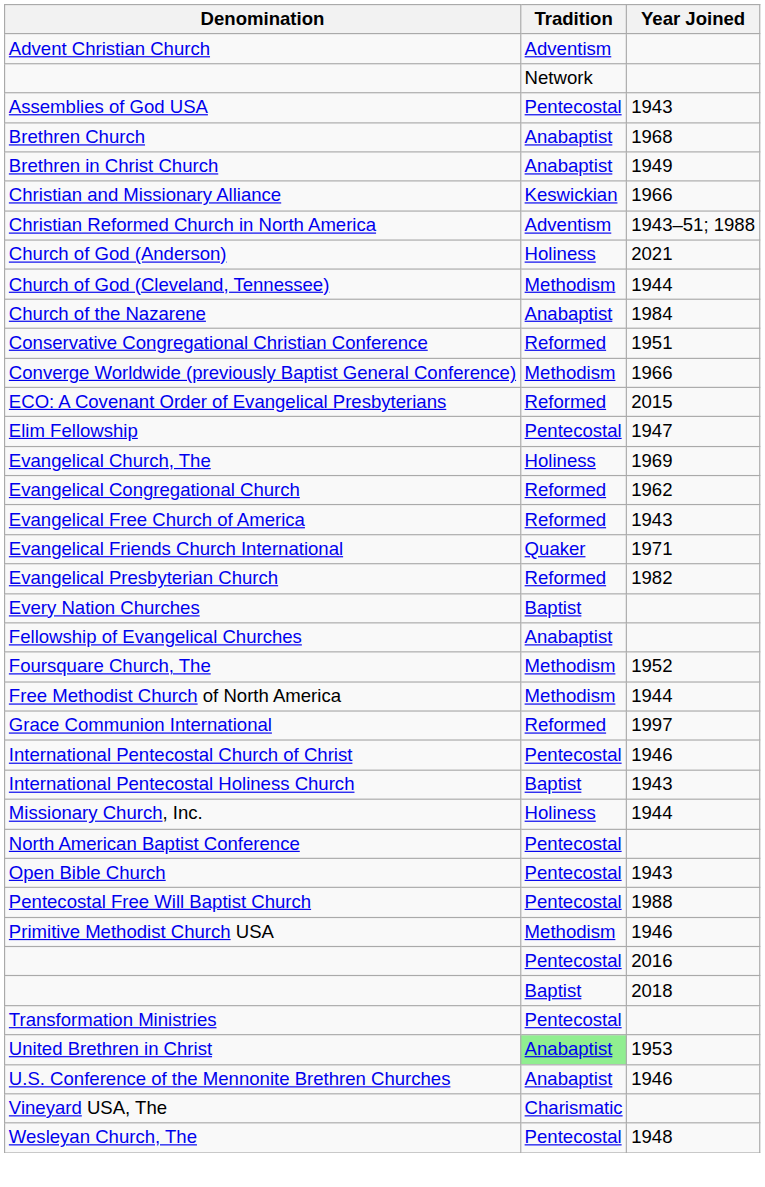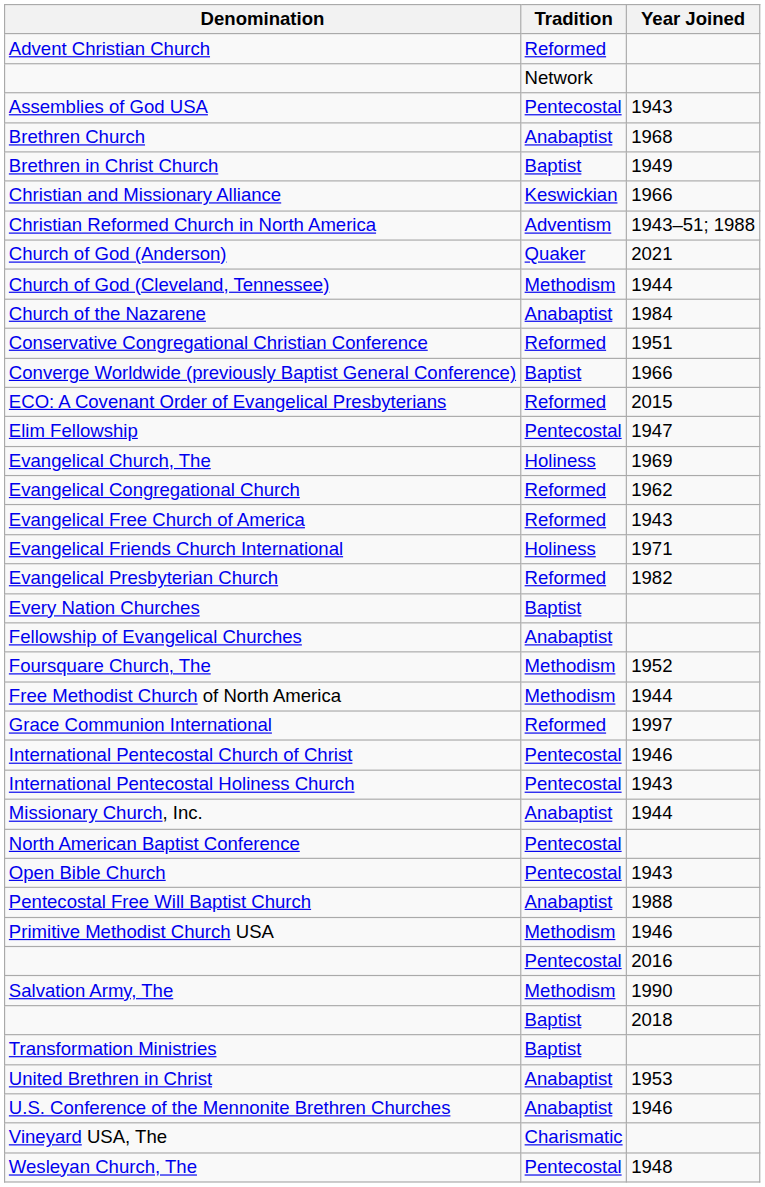(568, 48) Adventism -> (565, 48) Reformed
(568, 166) Anabaptist -> (553, 166) Baptist
(560, 254) Holiness -> (555, 254) Quaker
(570, 372) Methodism -> (553, 372) Baptist
(555, 549) Quaker -> (560, 549) Holiness
(553, 784) Baptist -> (573, 784) Pentecostal
(560, 813) Holiness -> (568, 813) Anabaptist
(573, 902) Pentecostal -> (568, 902) Anabaptist
+ row: (91, 990)
(573, 1020) Pentecostal -> (553, 1049) Baptist
(568, 1049) lightgreen background -> (568, 1078) no background
